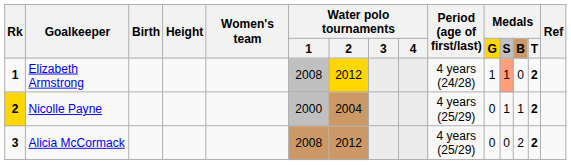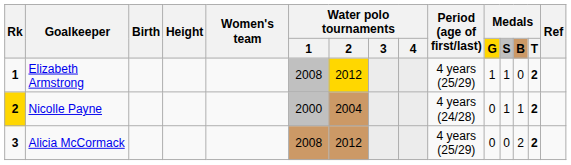(456, 75) 4 years (24/28) -> (456, 75) 4 years (25/29)
(507, 75) lightsalmon background -> (507, 75) no background
(456, 109) 4 years (25/29) -> (456, 109) 4 years (24/28)
